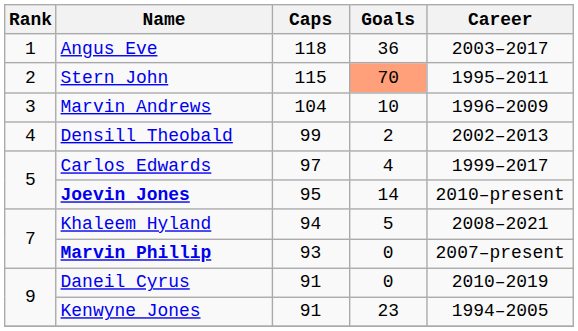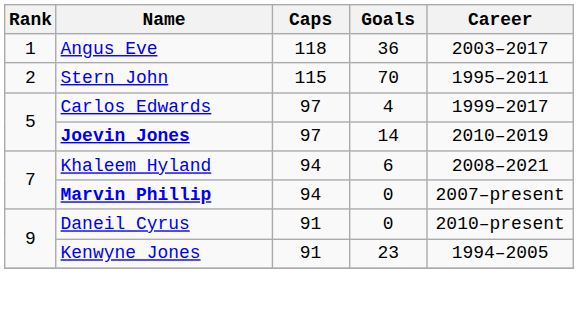(388, 78) lightsalmon background -> (388, 78) no background
- row: (136, 107)
- row: (147, 136)
(311, 195) 95 -> (311, 136) 97
(500, 195) 2010–present -> (500, 136) 2010–2019
(388, 224) 5 -> (388, 166) 6
(311, 253) 93 -> (311, 195) 94
(500, 282) 2010–2019 -> (500, 224) 2010–present
